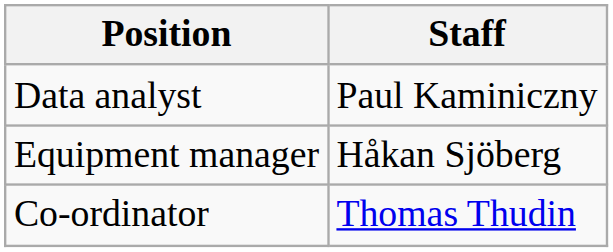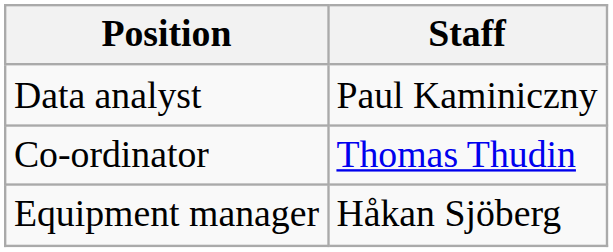rows swapped: (166, 154) <-> (111, 214)
